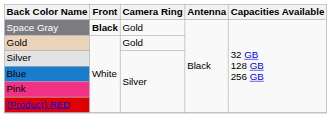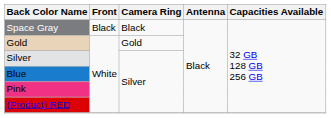(105, 27) bold -> (104, 27) normal
(133, 27) Gold -> (133, 27) Black
